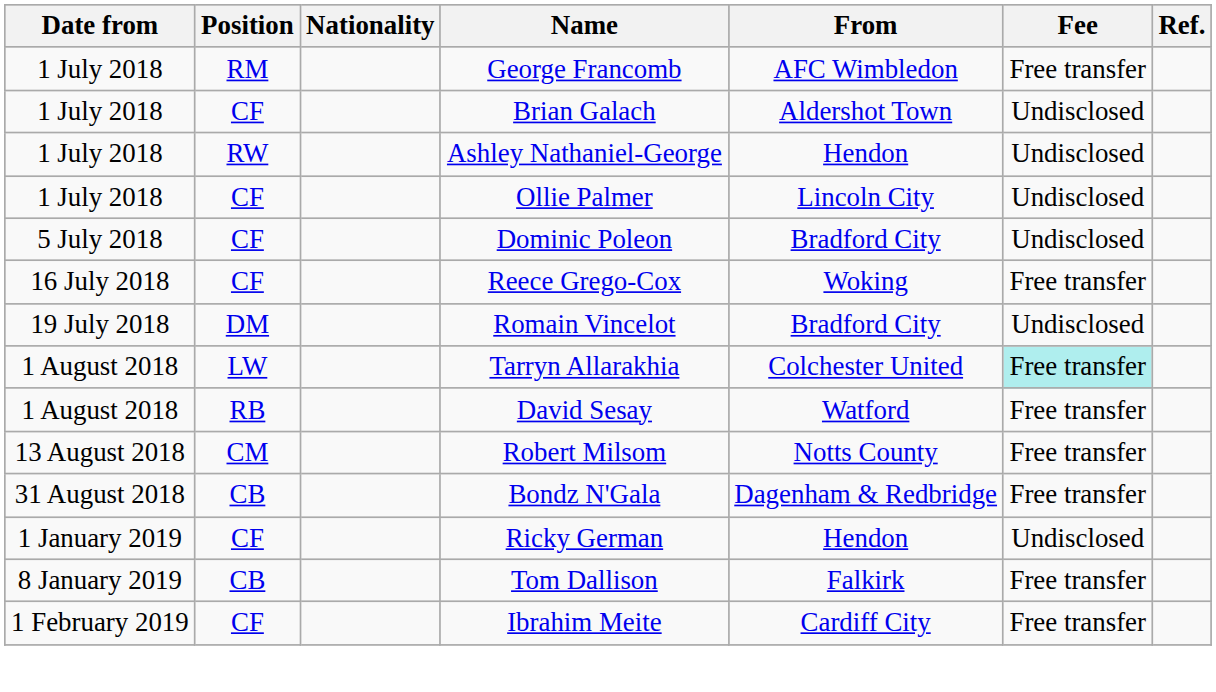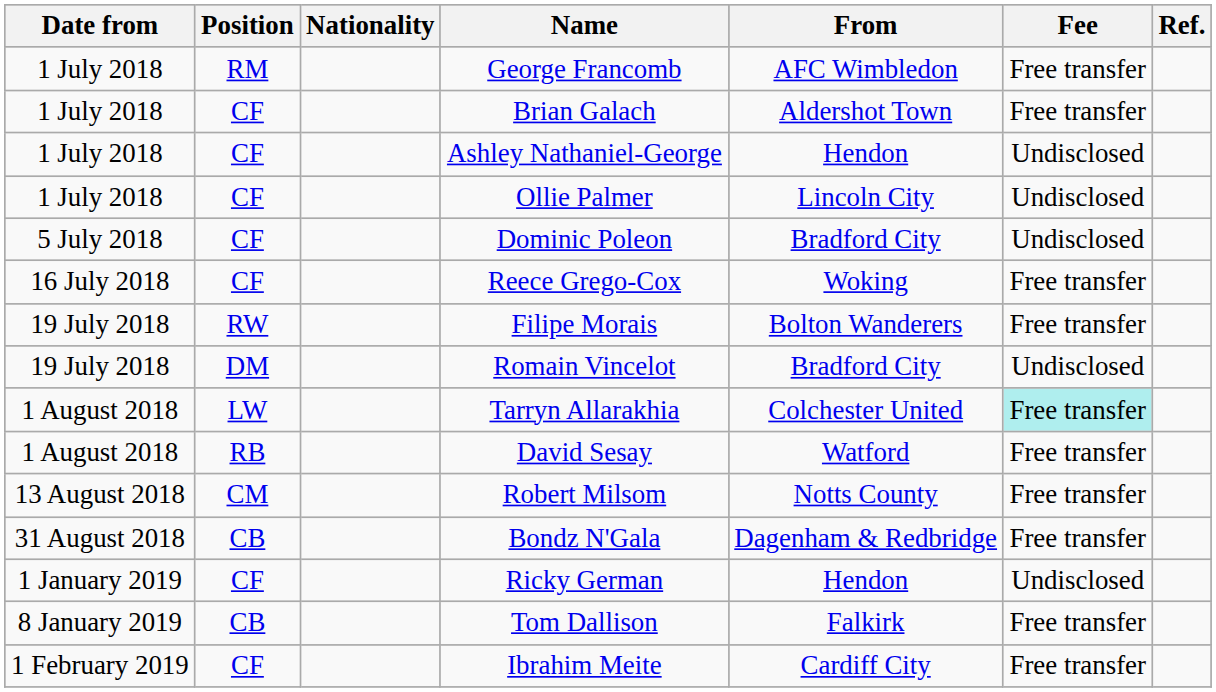(1078, 111) Undisclosed -> (1078, 111) Free transfer
(247, 153) RW -> (247, 153) CF
+ row: (584, 324)
